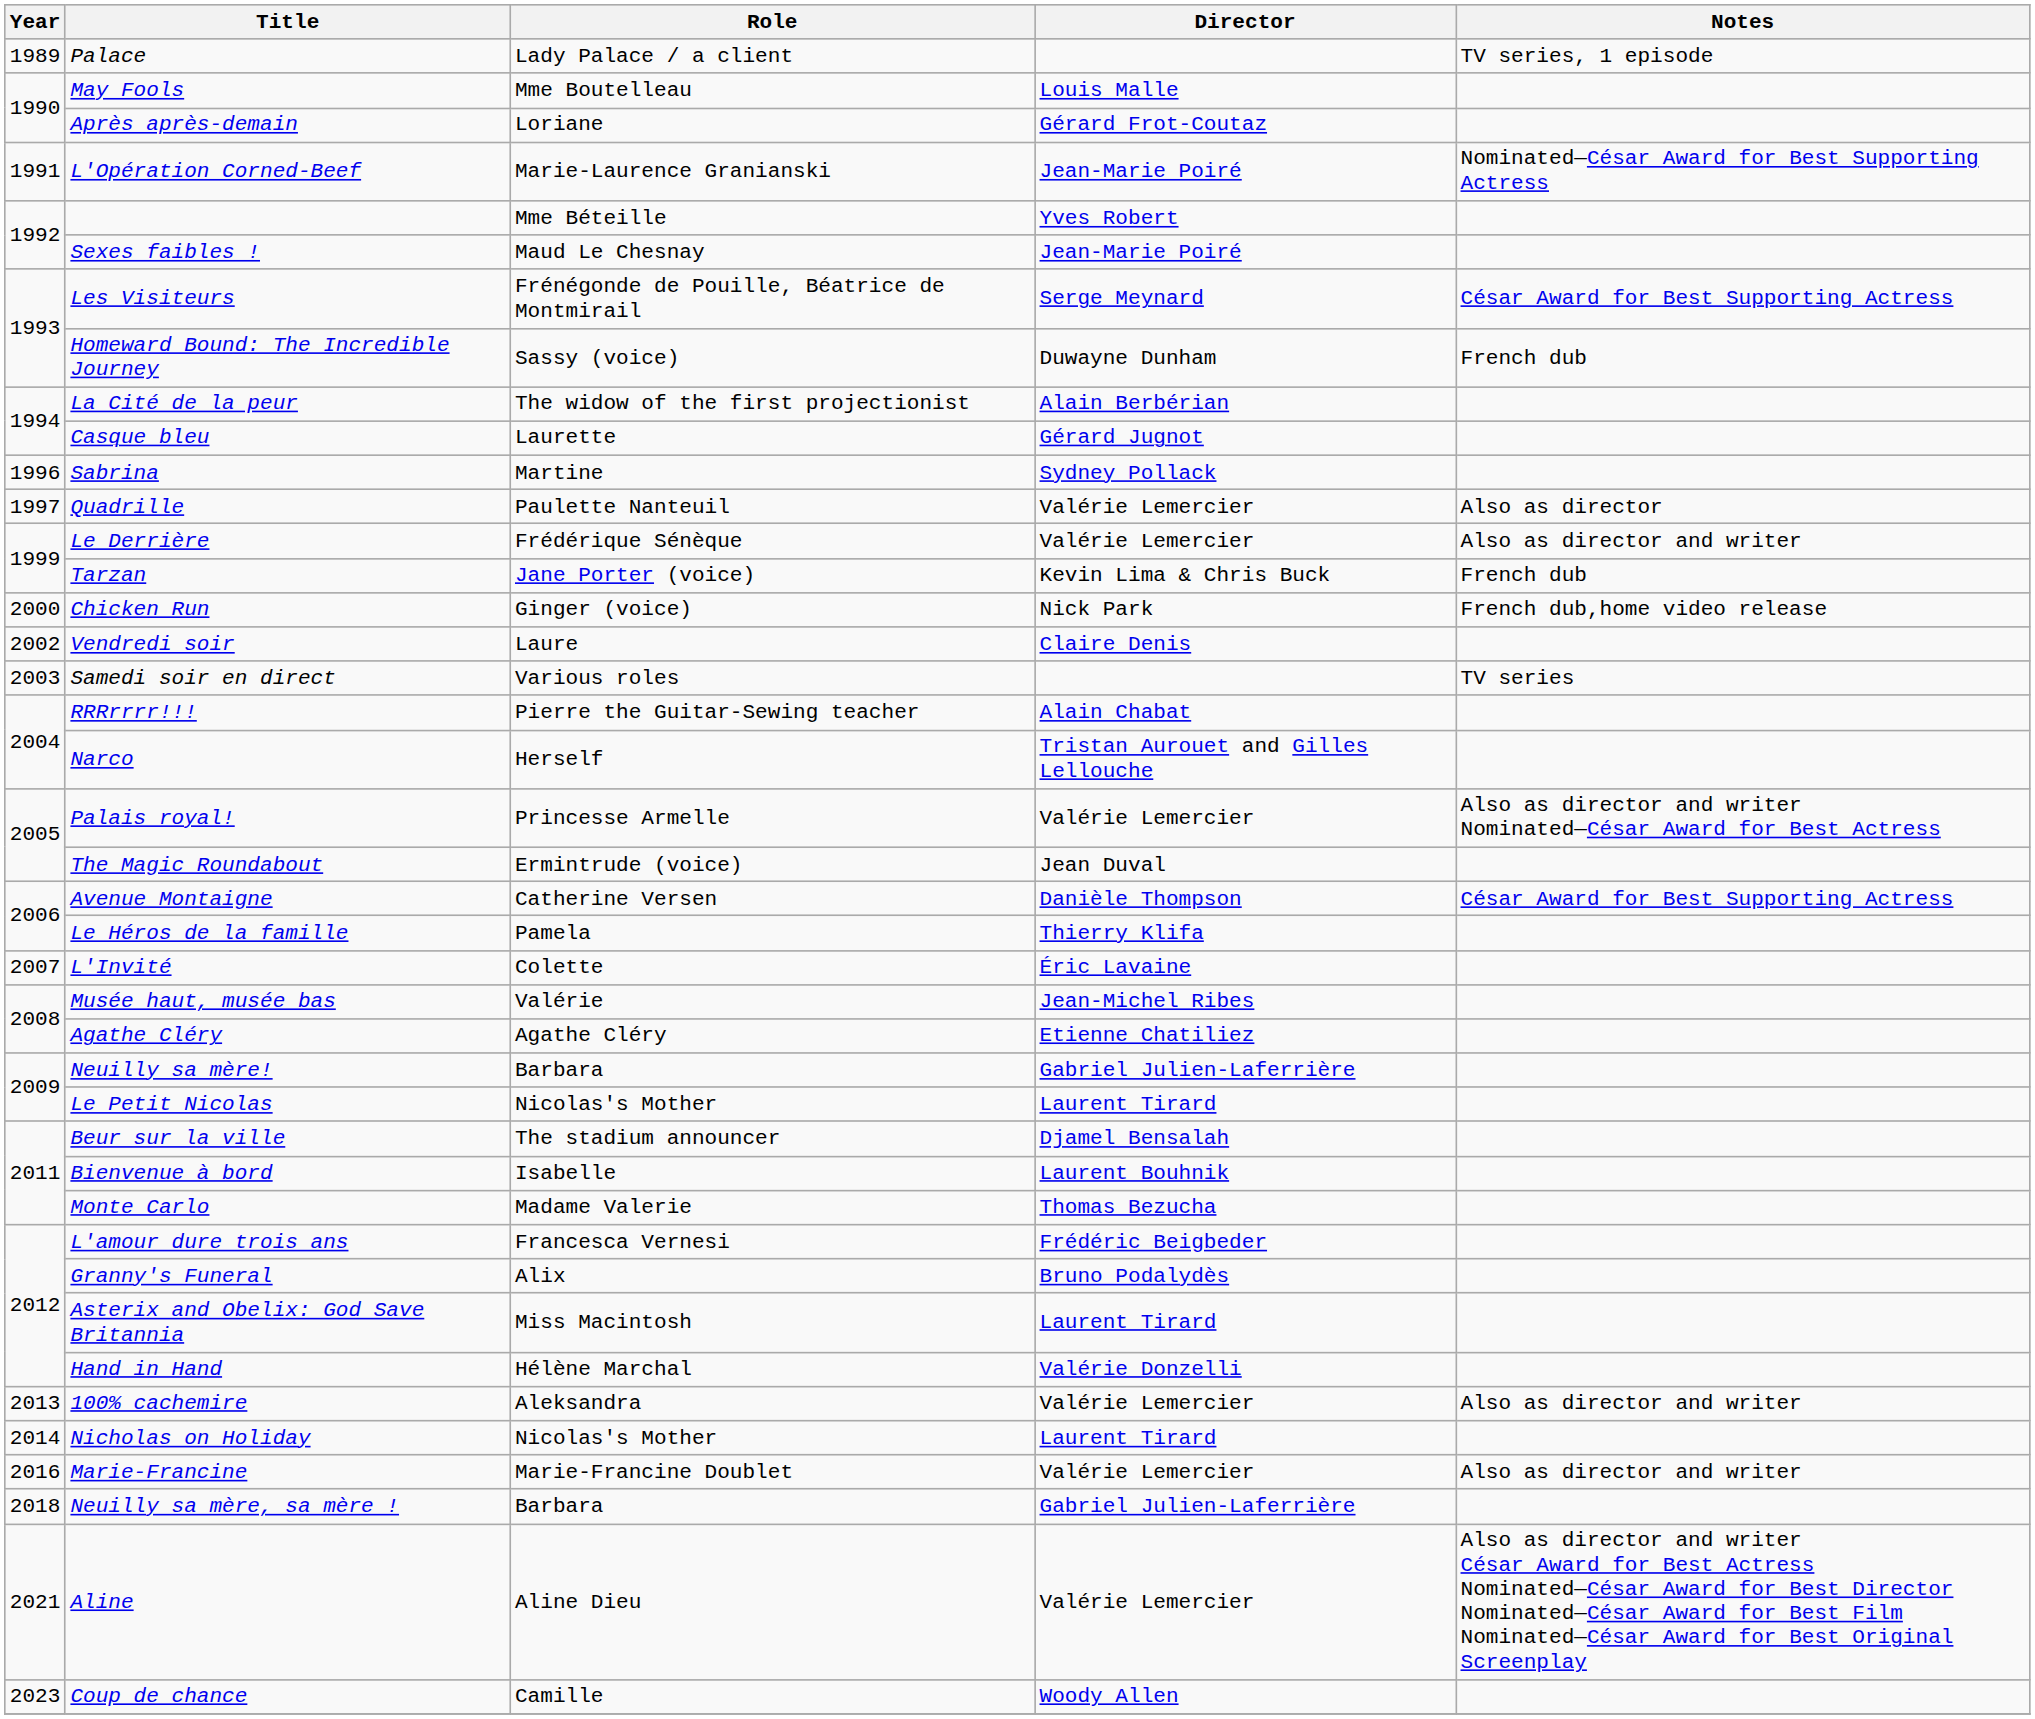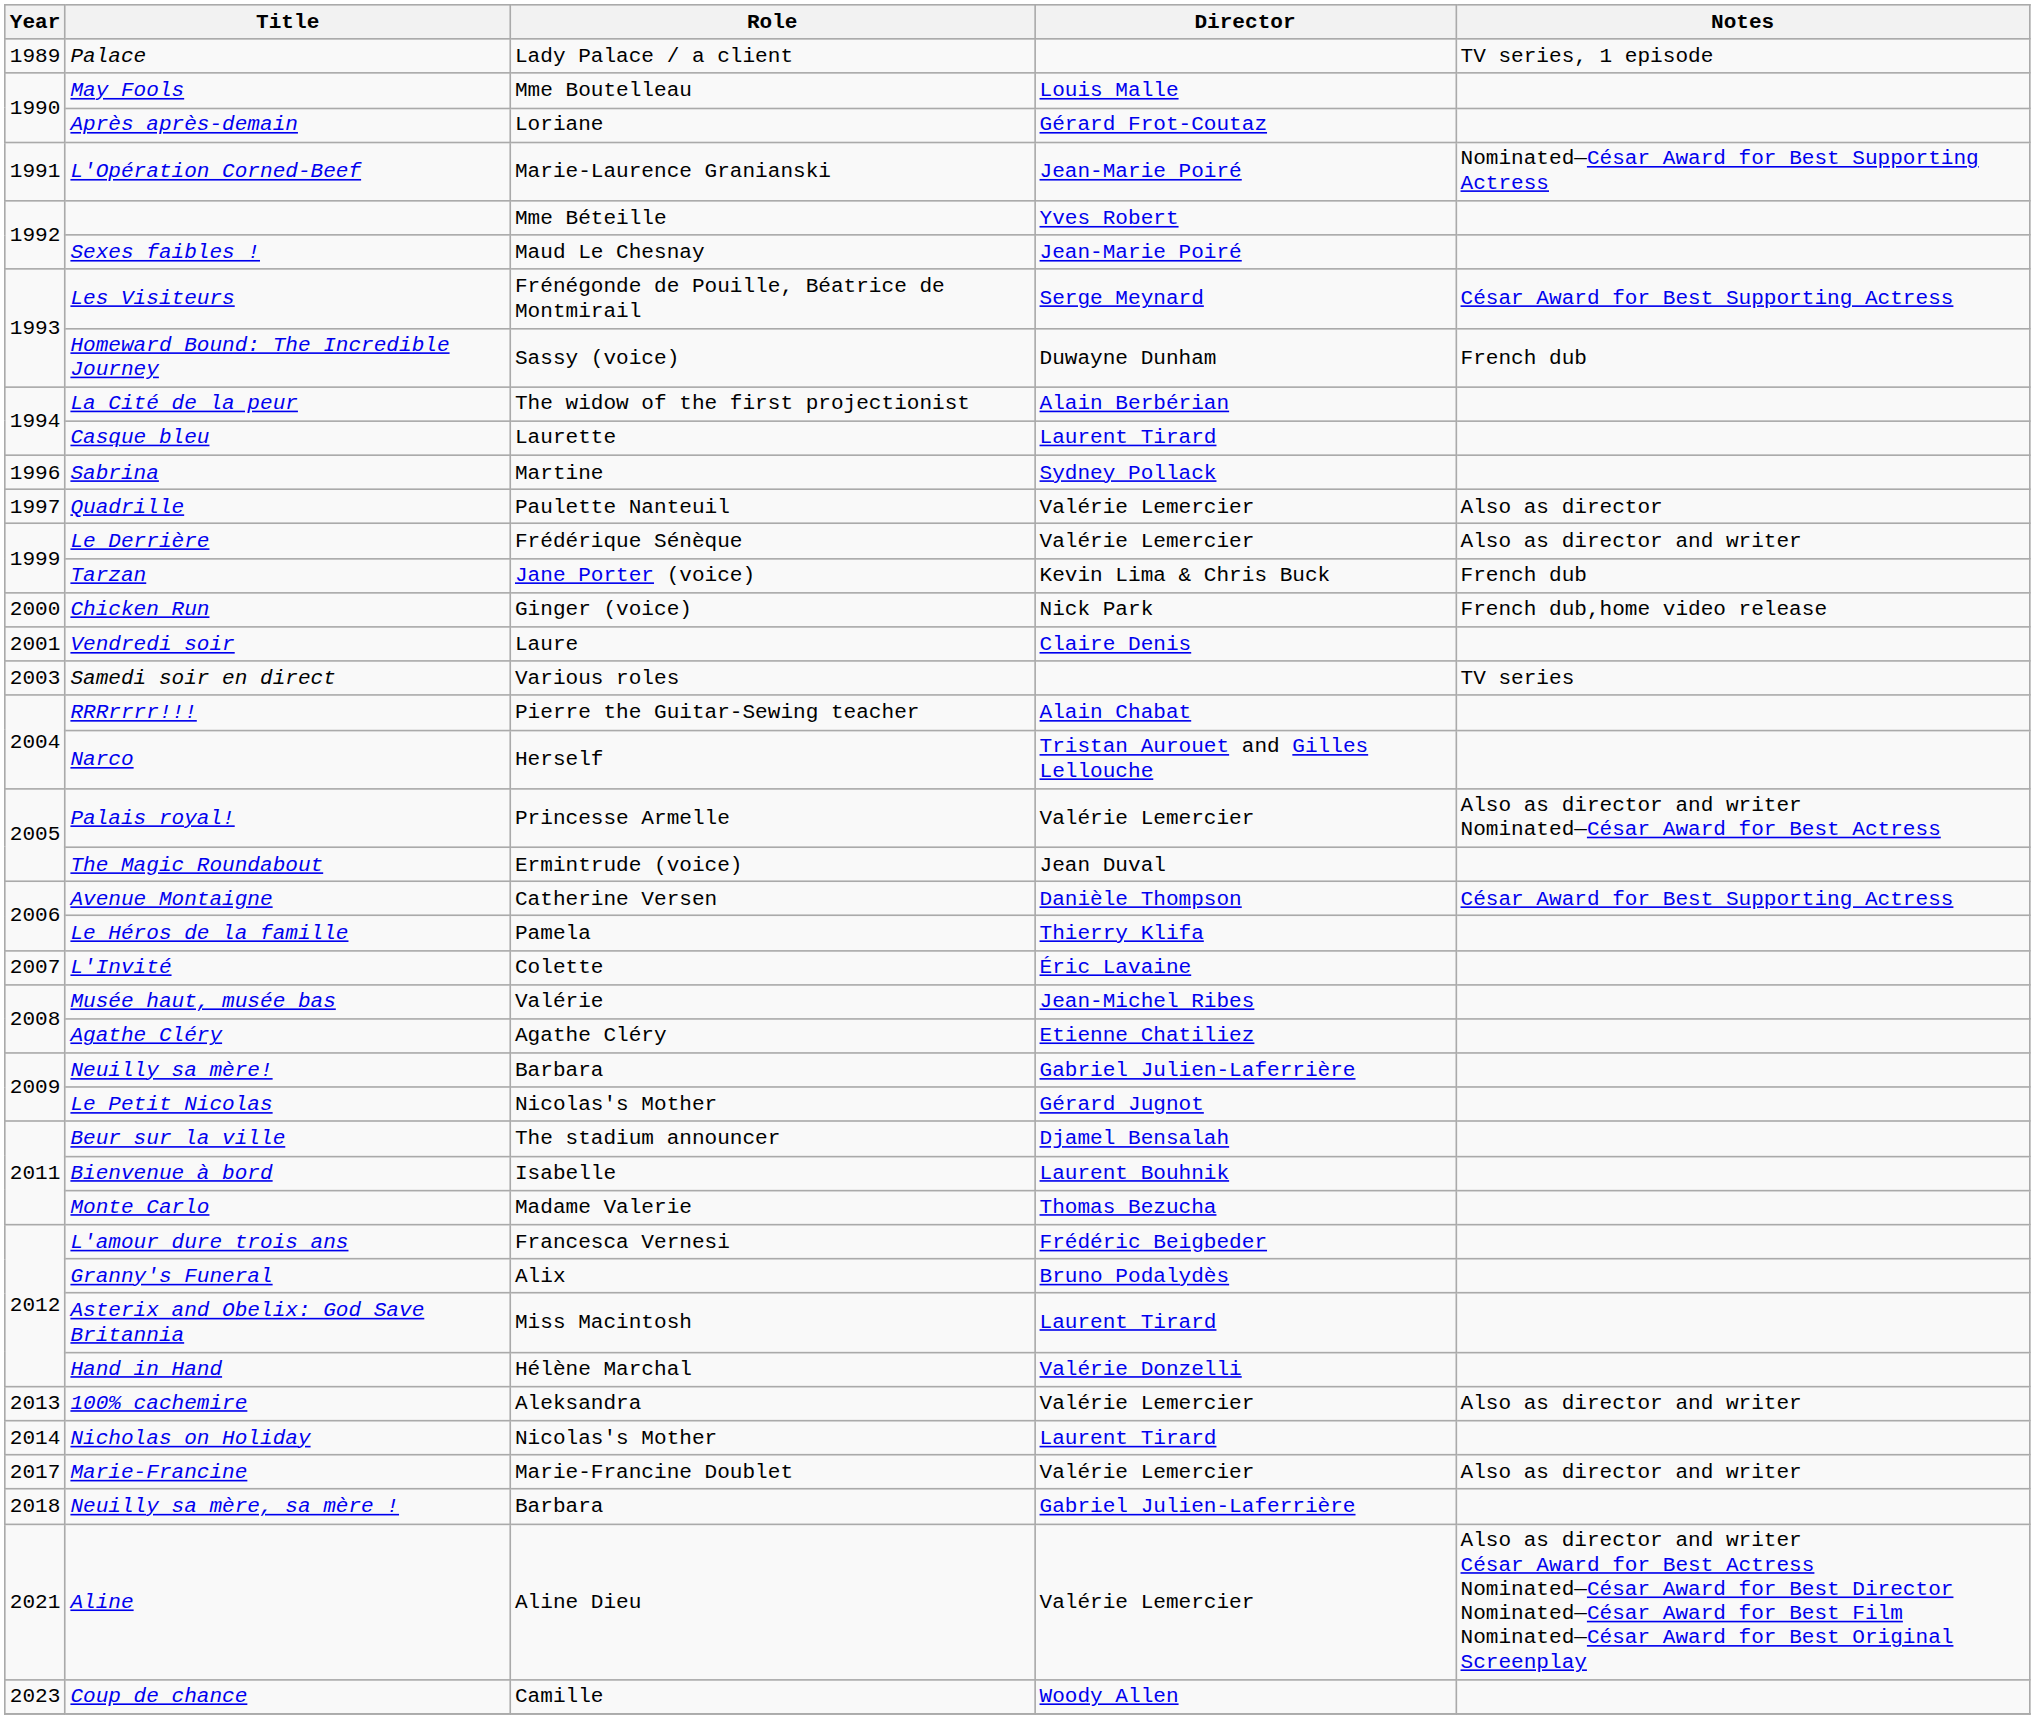(1122, 438) Gérard Jugnot -> (1128, 438) Laurent Tirard
(35, 644) 2002 -> (35, 644) 2001
(1128, 1105) Laurent Tirard -> (1122, 1105) Gérard Jugnot
(35, 1472) 2016 -> (35, 1472) 2017
